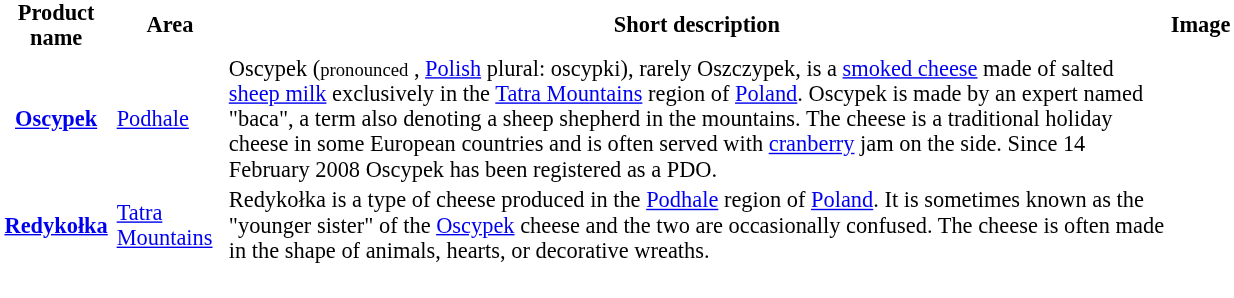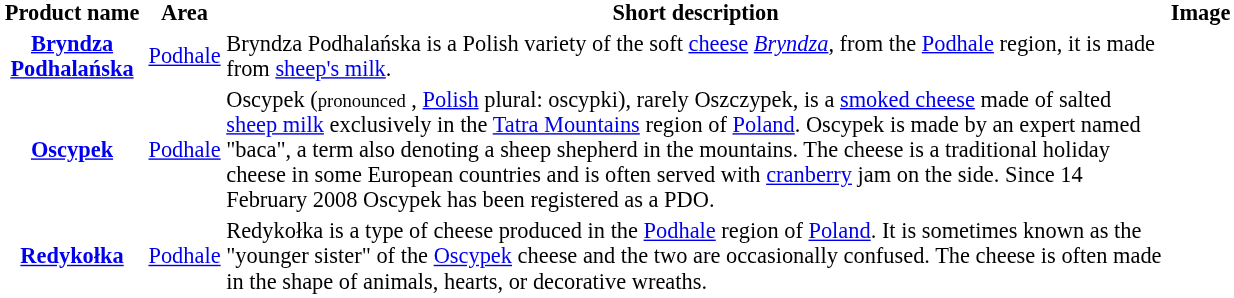+ row: (72, 56)
(165, 225) Tatra Mountains -> (185, 256) Podhale
